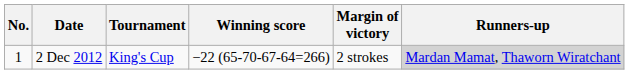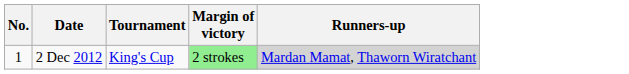- column: (261, 25)
(362, 57) no background -> (218, 57) lightgreen background
